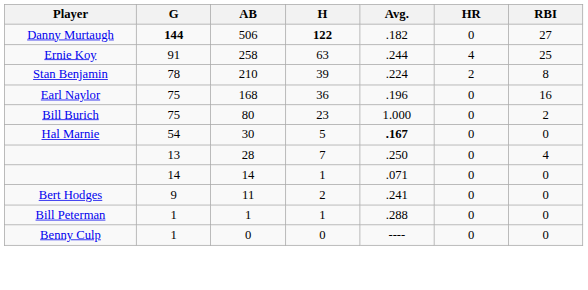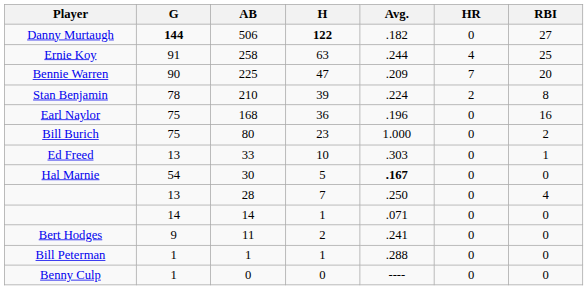+ row: (70, 74)
+ row: (70, 154)
